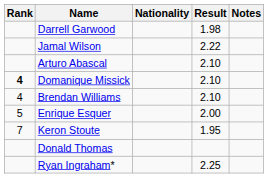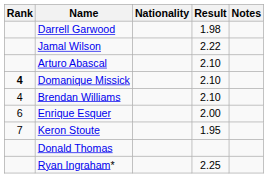(20, 114) 5 -> (20, 114) 6
